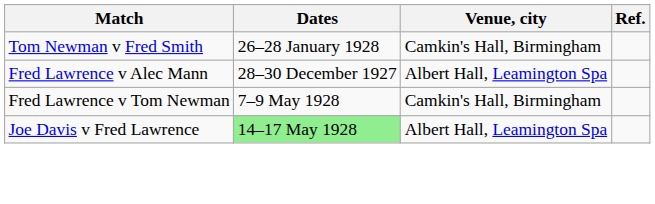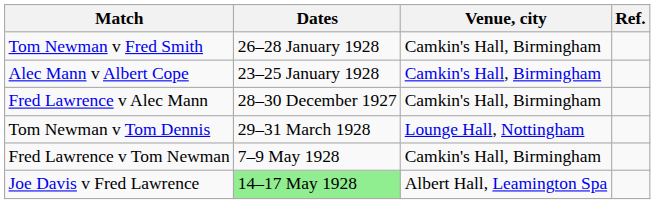+ row: (99, 73)
(506, 73) Albert Hall, Leamington Spa -> (503, 101) Camkin's Hall, Birmingham
+ row: (109, 128)
